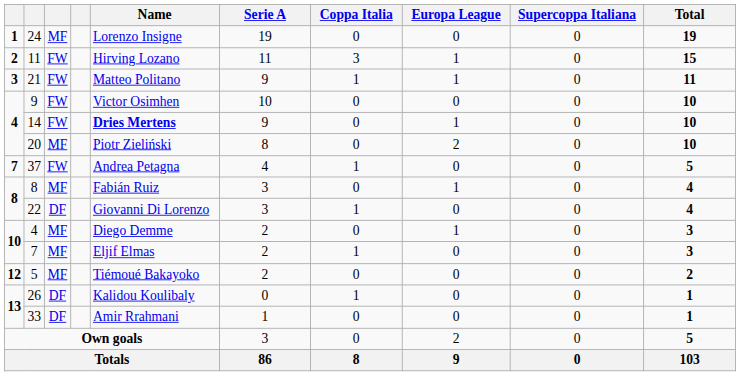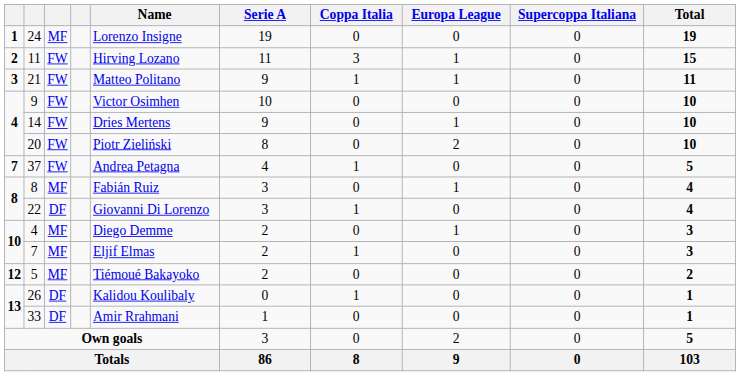(134, 123) bold -> (132, 123) normal
(57, 144) MF -> (57, 144) FW
